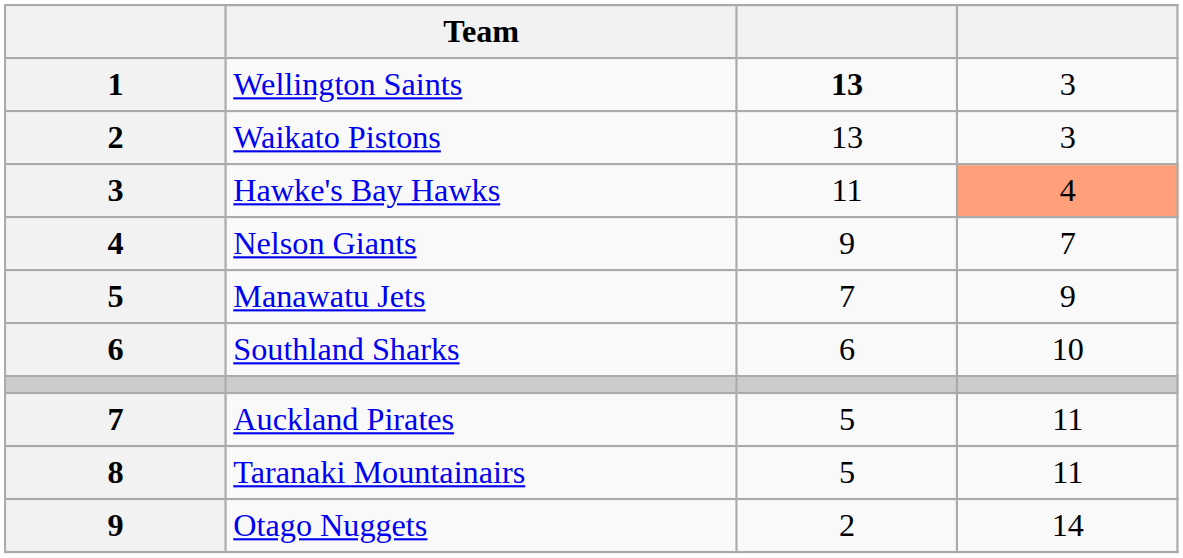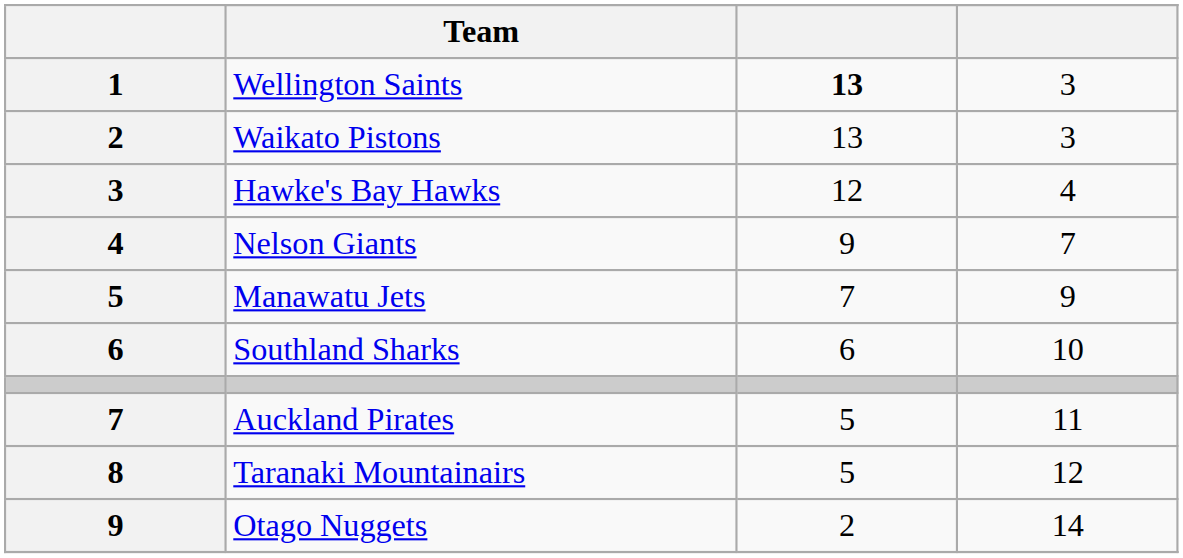(847, 190) 11 -> (847, 190) 12
(1068, 190) lightsalmon background -> (1068, 190) no background
(1068, 471) 11 -> (1068, 471) 12
